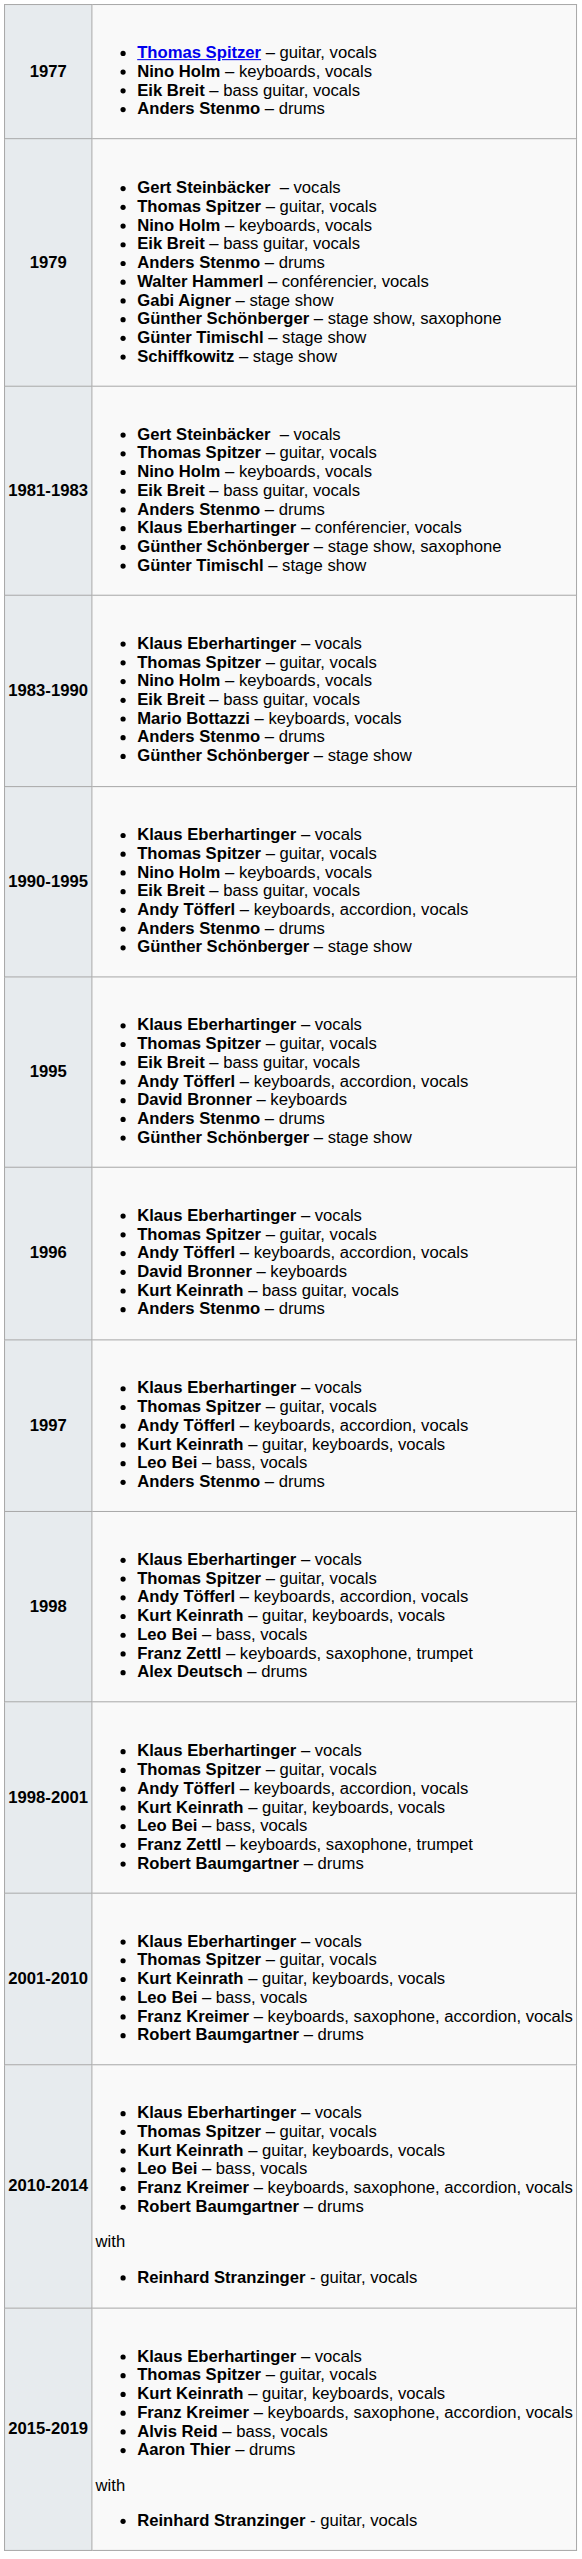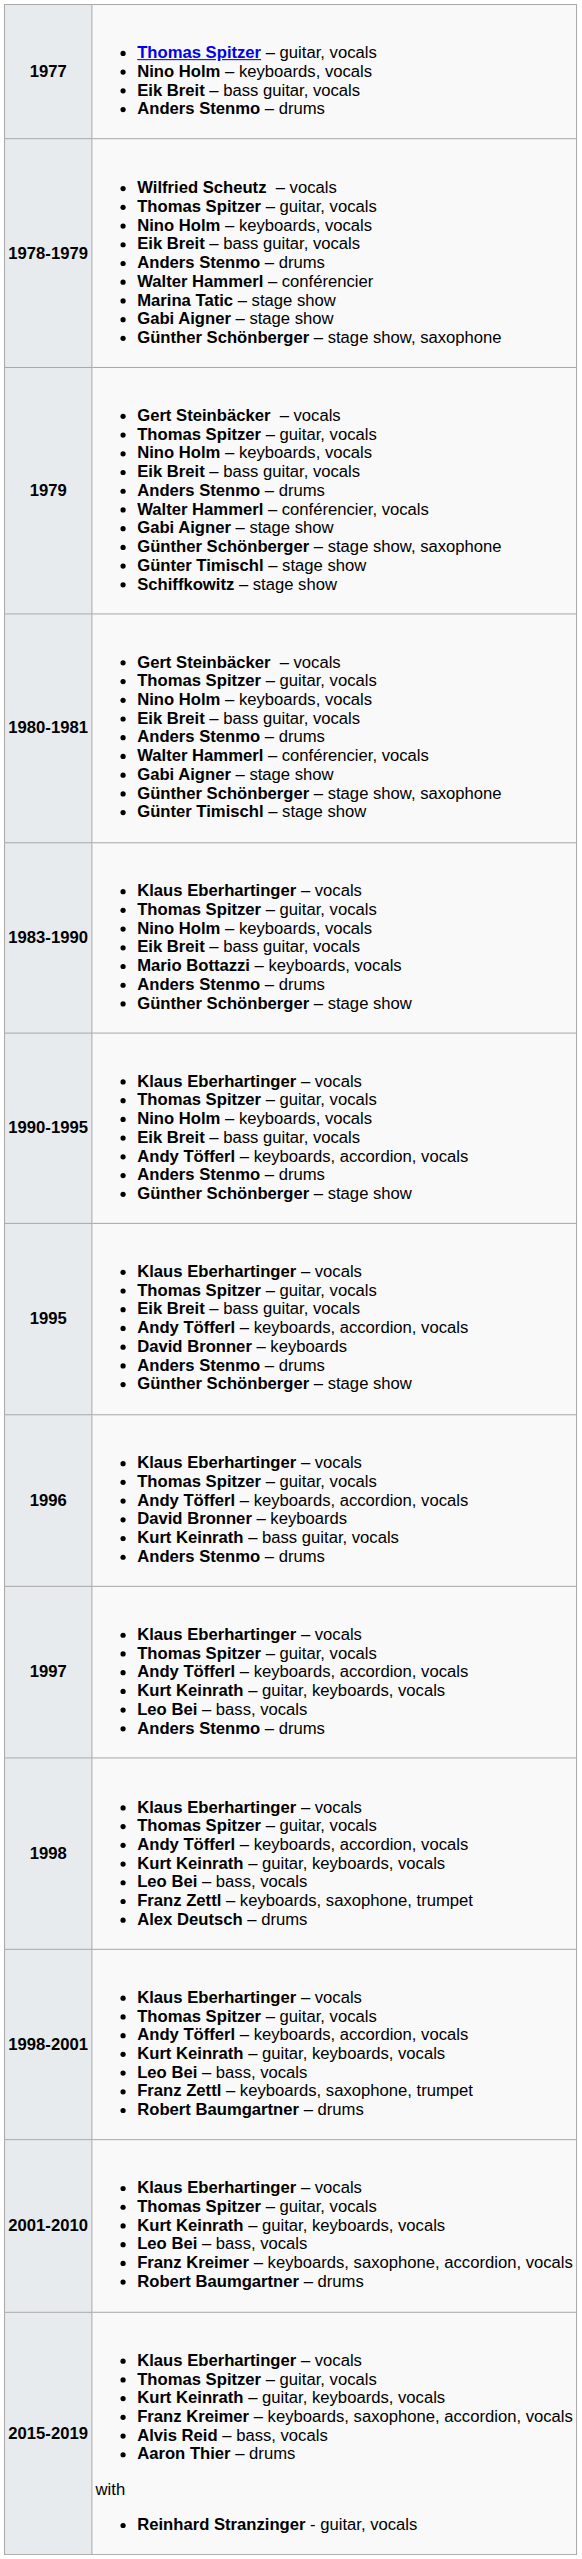+ row: (48, 253)
+ row: (48, 728)
- row: (48, 490)
- row: (48, 2186)
